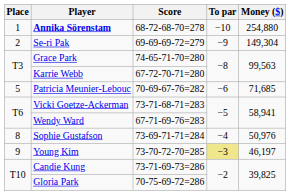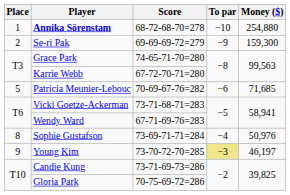(262, 43) 149,304 -> (262, 43) 159,300
